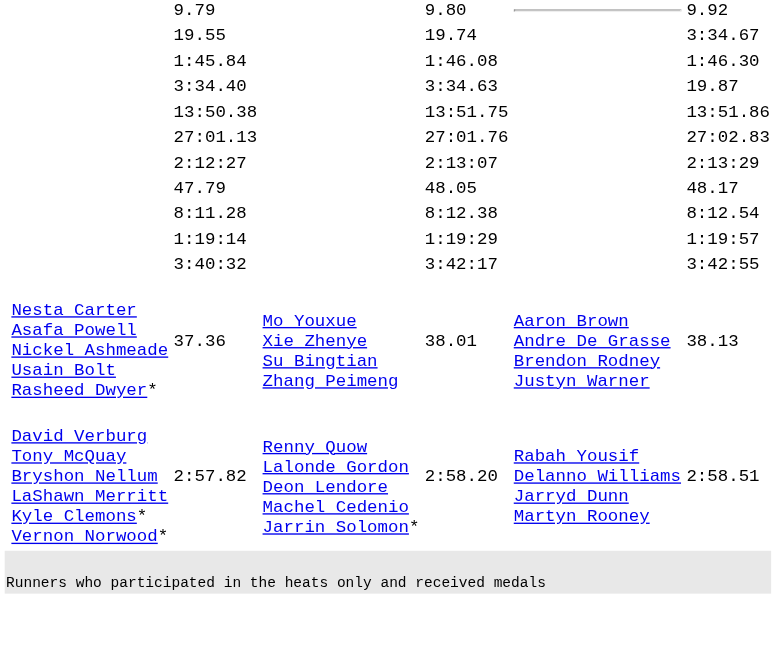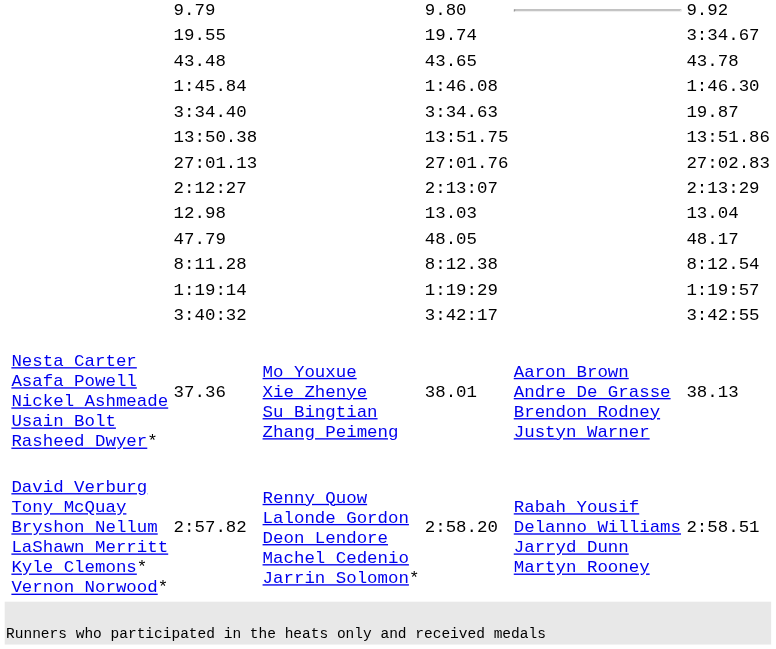+ row: (200, 61)
+ row: (200, 214)
